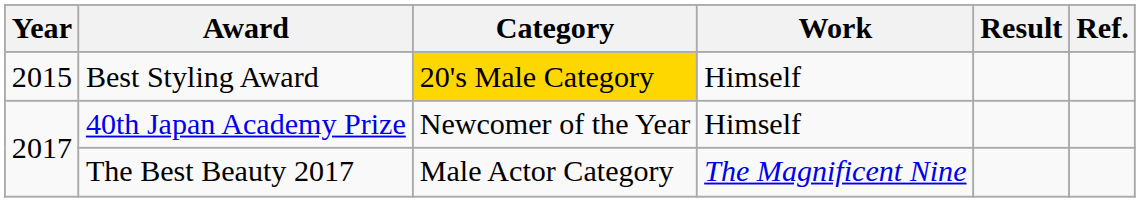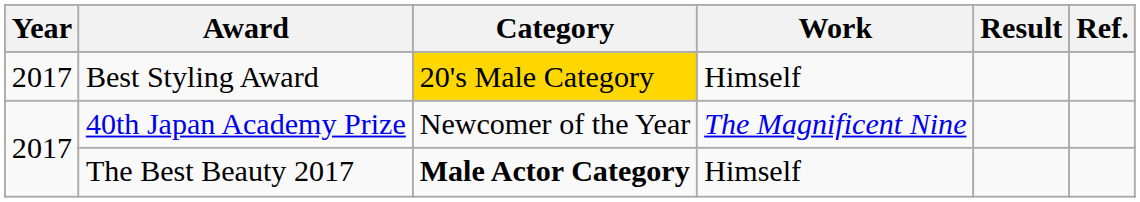(42, 76) 2015 -> (42, 76) 2017
(753, 123) Himself -> (835, 123) The Magnificent Nine
(547, 171) normal -> (555, 171) bold
(835, 171) The Magnificent Nine -> (753, 171) Himself
